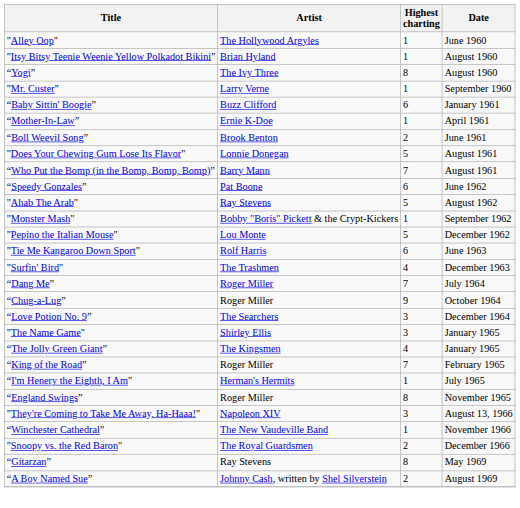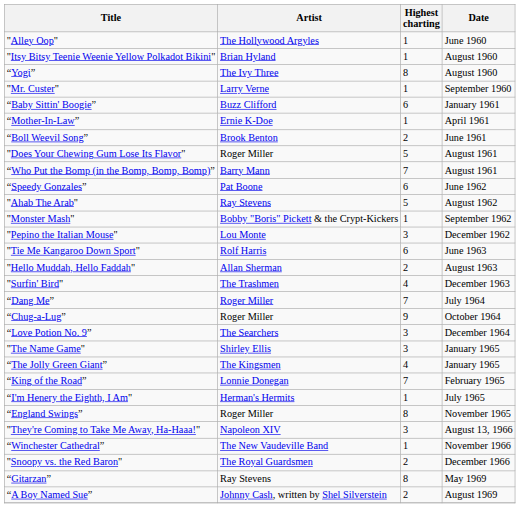(254, 154) Lonnie Donegan -> (247, 154) Roger Miller
(406, 235) 5 -> (406, 235) 3
+ row: (71, 267)
(247, 365) Roger Miller -> (254, 381) Lonnie Donegan
